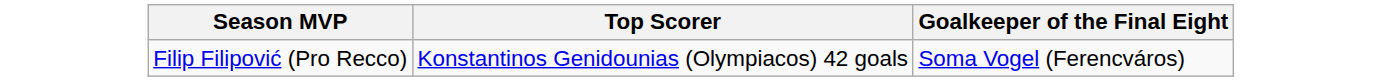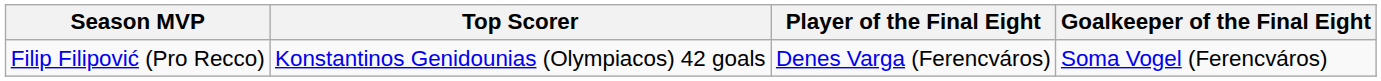+ column: (913, 22)
